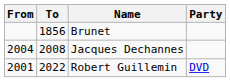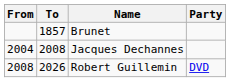(52, 31) 1856 -> (52, 31) 1857
(20, 67) 2001 -> (20, 67) 2008
(52, 67) 2022 -> (52, 67) 2026
